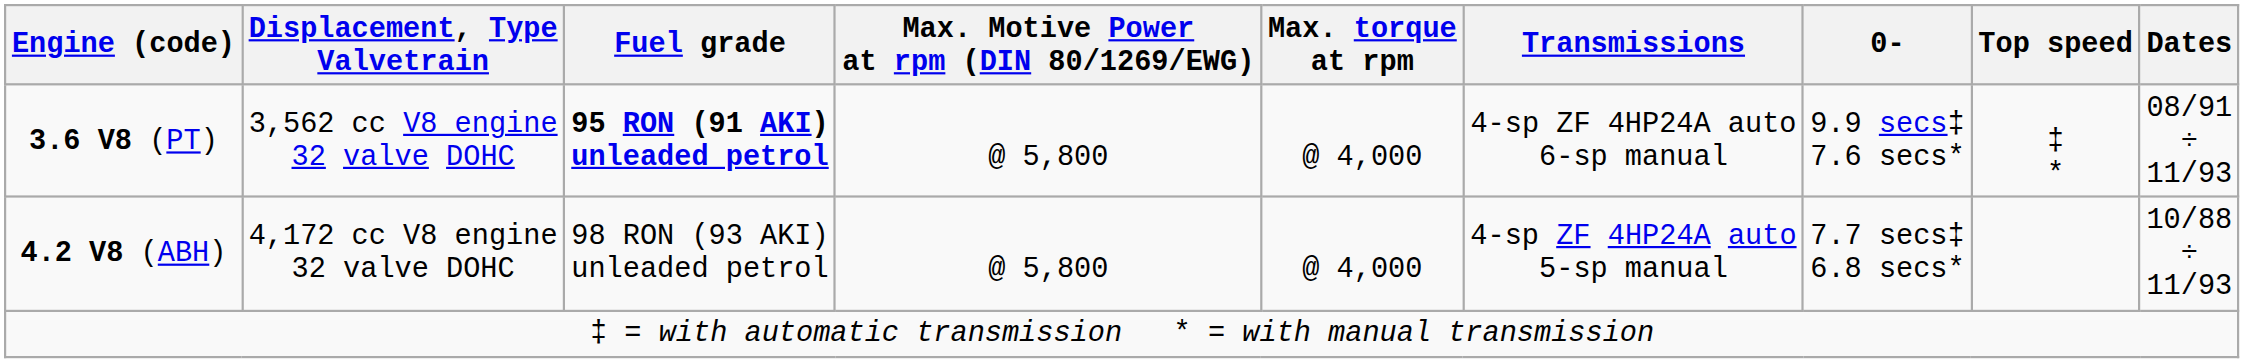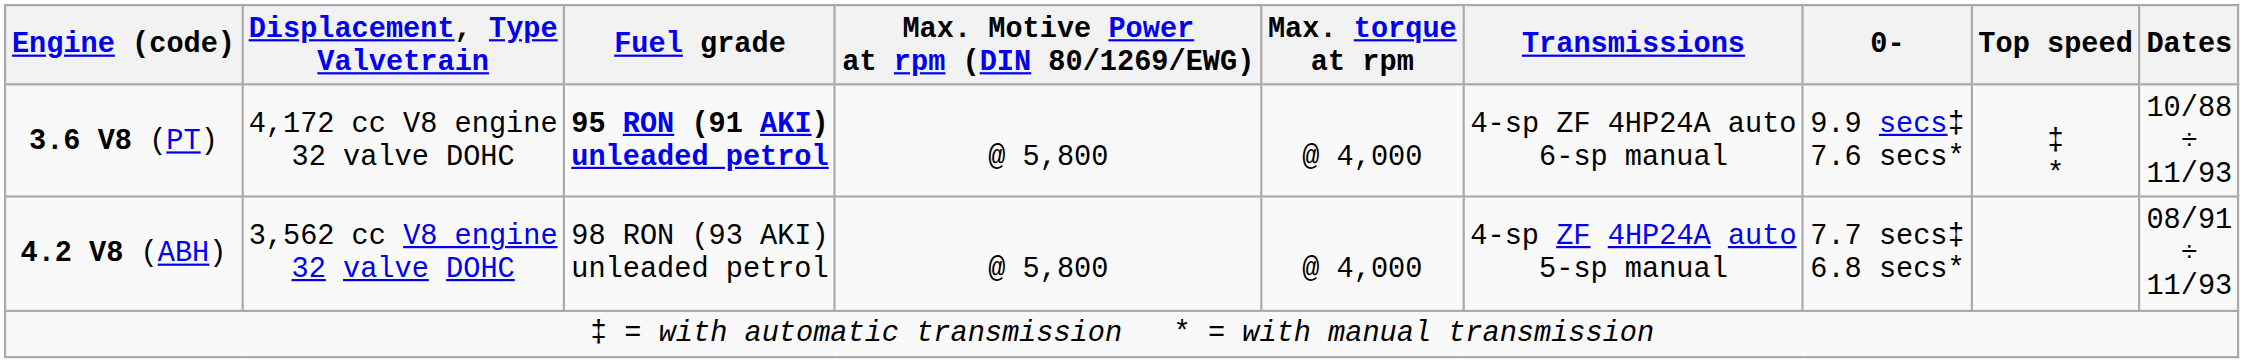(403, 141) 3,562 cc V8 engine 32 valve DOHC -> (403, 141) 4,172 cc V8 engine 32 valve DOHC
(2189, 141) 08/91 ÷ 11/93 -> (2189, 141) 10/88 ÷ 11/93
(403, 254) 4,172 cc V8 engine 32 valve DOHC -> (403, 254) 3,562 cc V8 engine 32 valve DOHC
(2189, 254) 10/88 ÷ 11/93 -> (2189, 254) 08/91 ÷ 11/93
